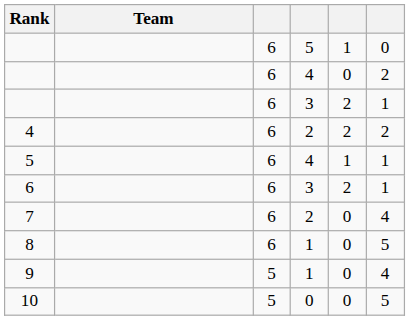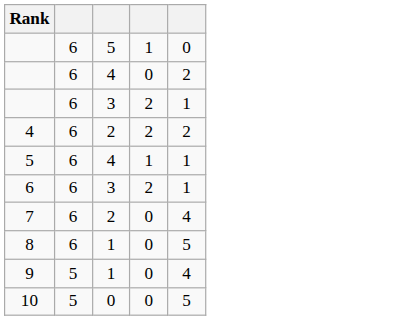- column: (153, 19)
